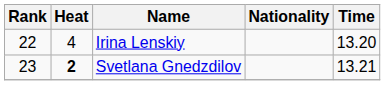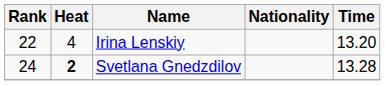(28, 67) 23 -> (28, 67) 24
(357, 67) 13.21 -> (357, 67) 13.28
